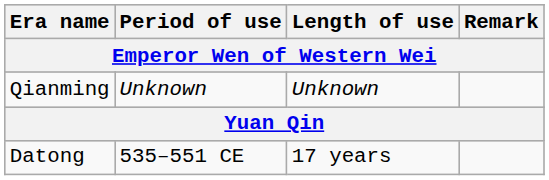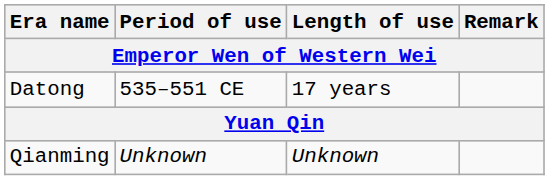rows swapped: (47, 157) <-> (60, 90)
